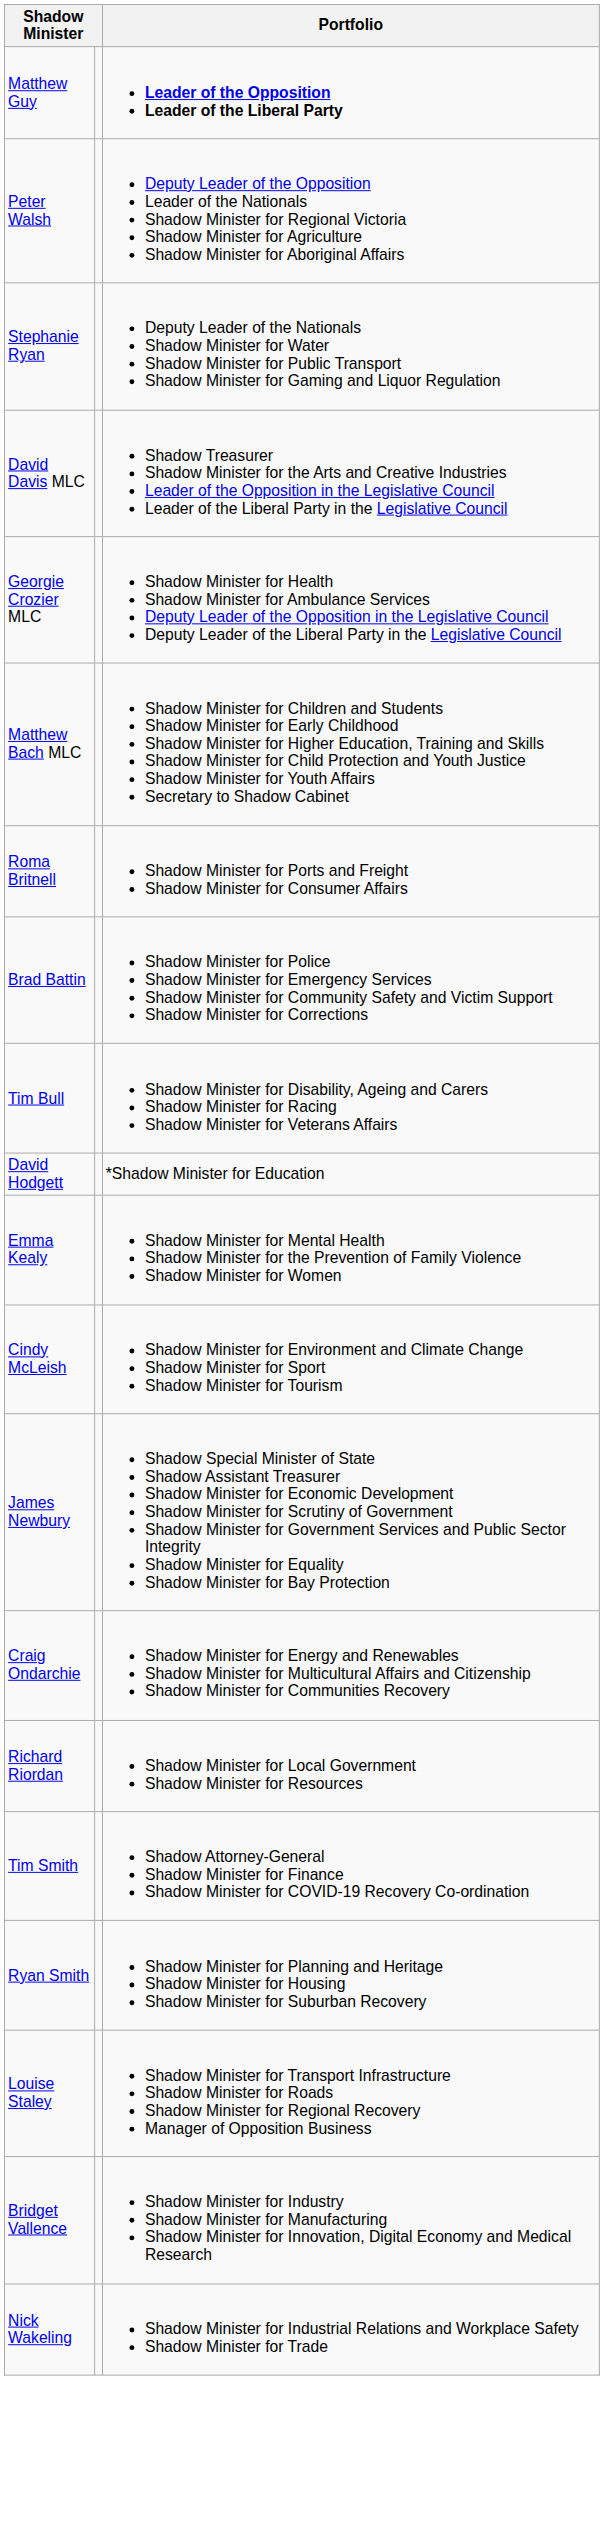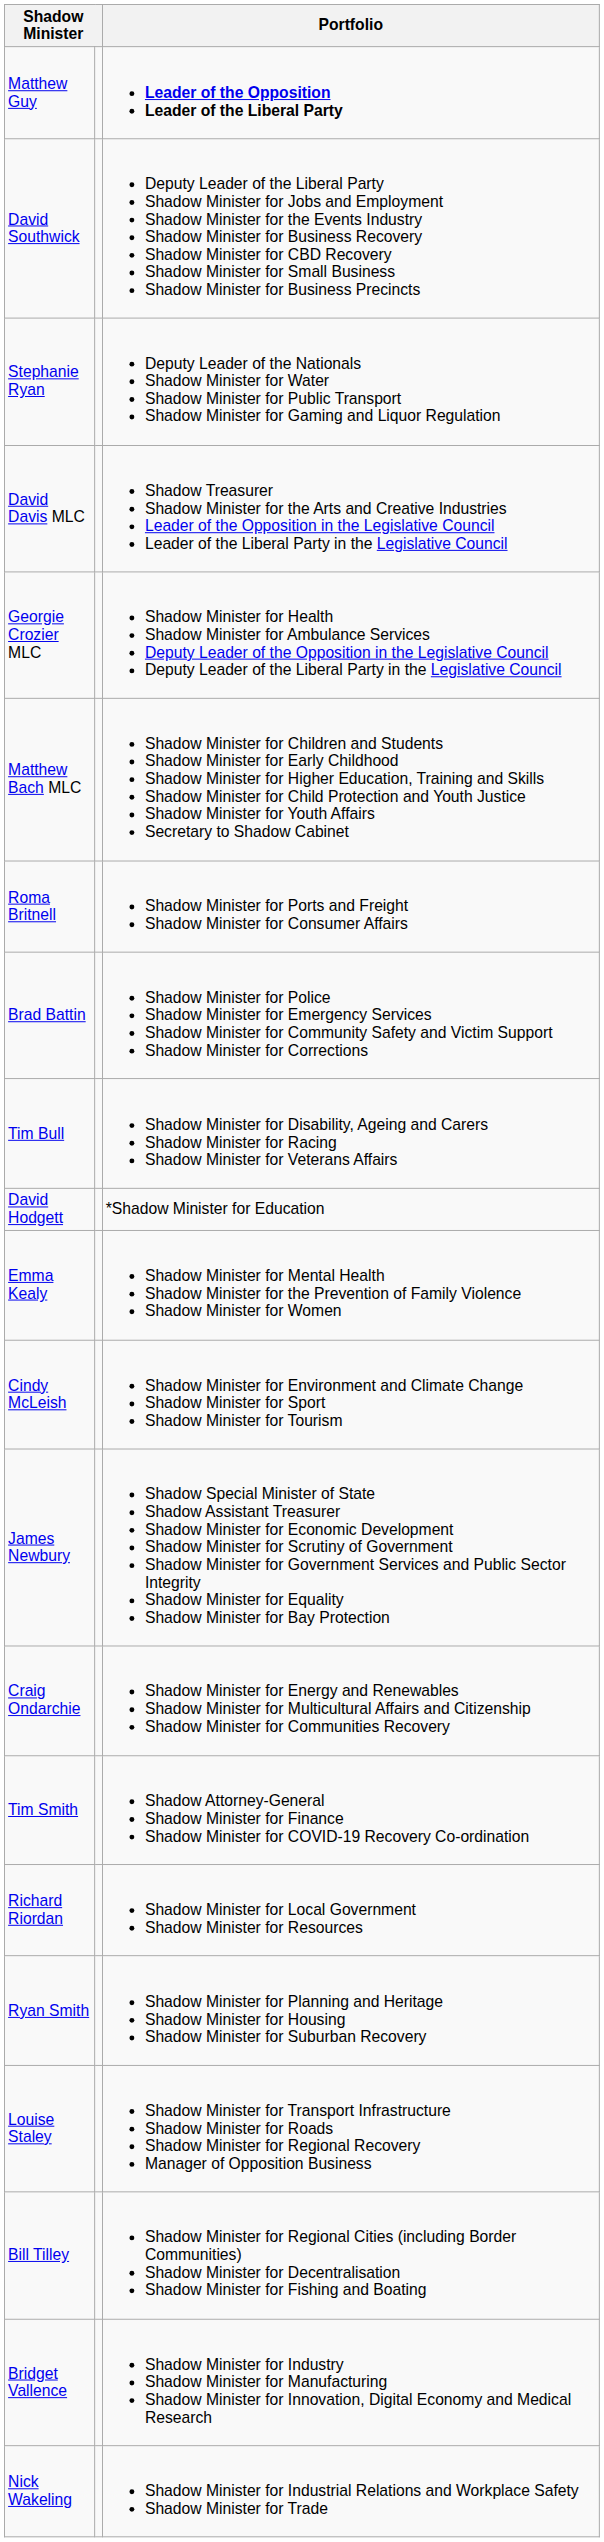- row: (30, 210)
+ row: (44, 228)
rows swapped: (36, 1765) <-> (43, 1866)
+ row: (39, 2255)
